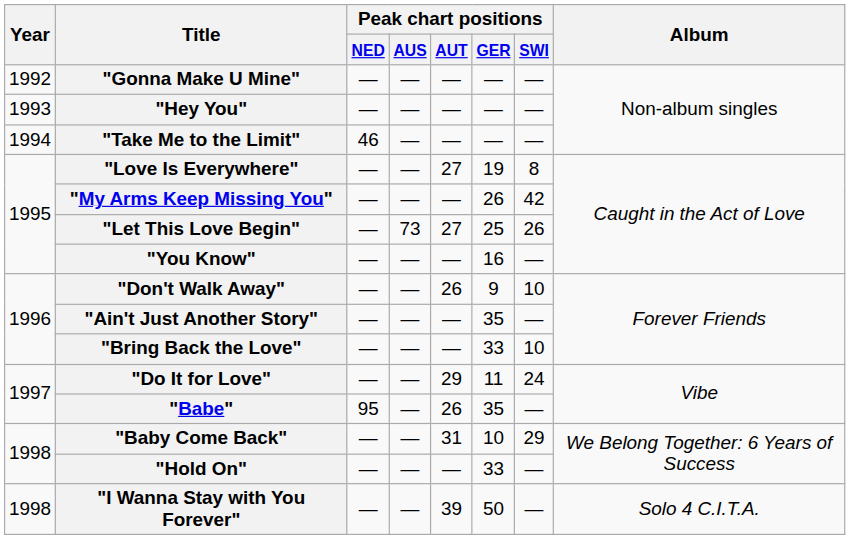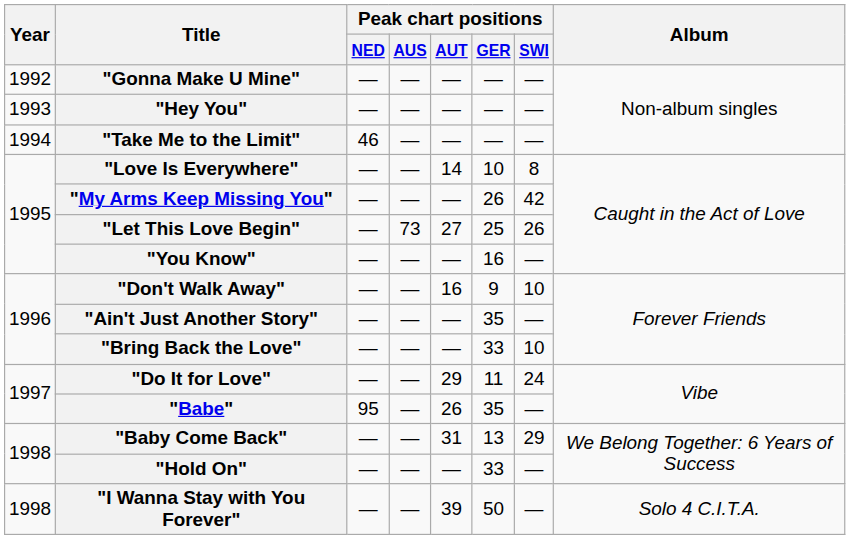(452, 169) 27 -> (452, 169) 14
(493, 169) 19 -> (493, 169) 10
(452, 288) 26 -> (452, 288) 16
(493, 438) 10 -> (493, 438) 13
